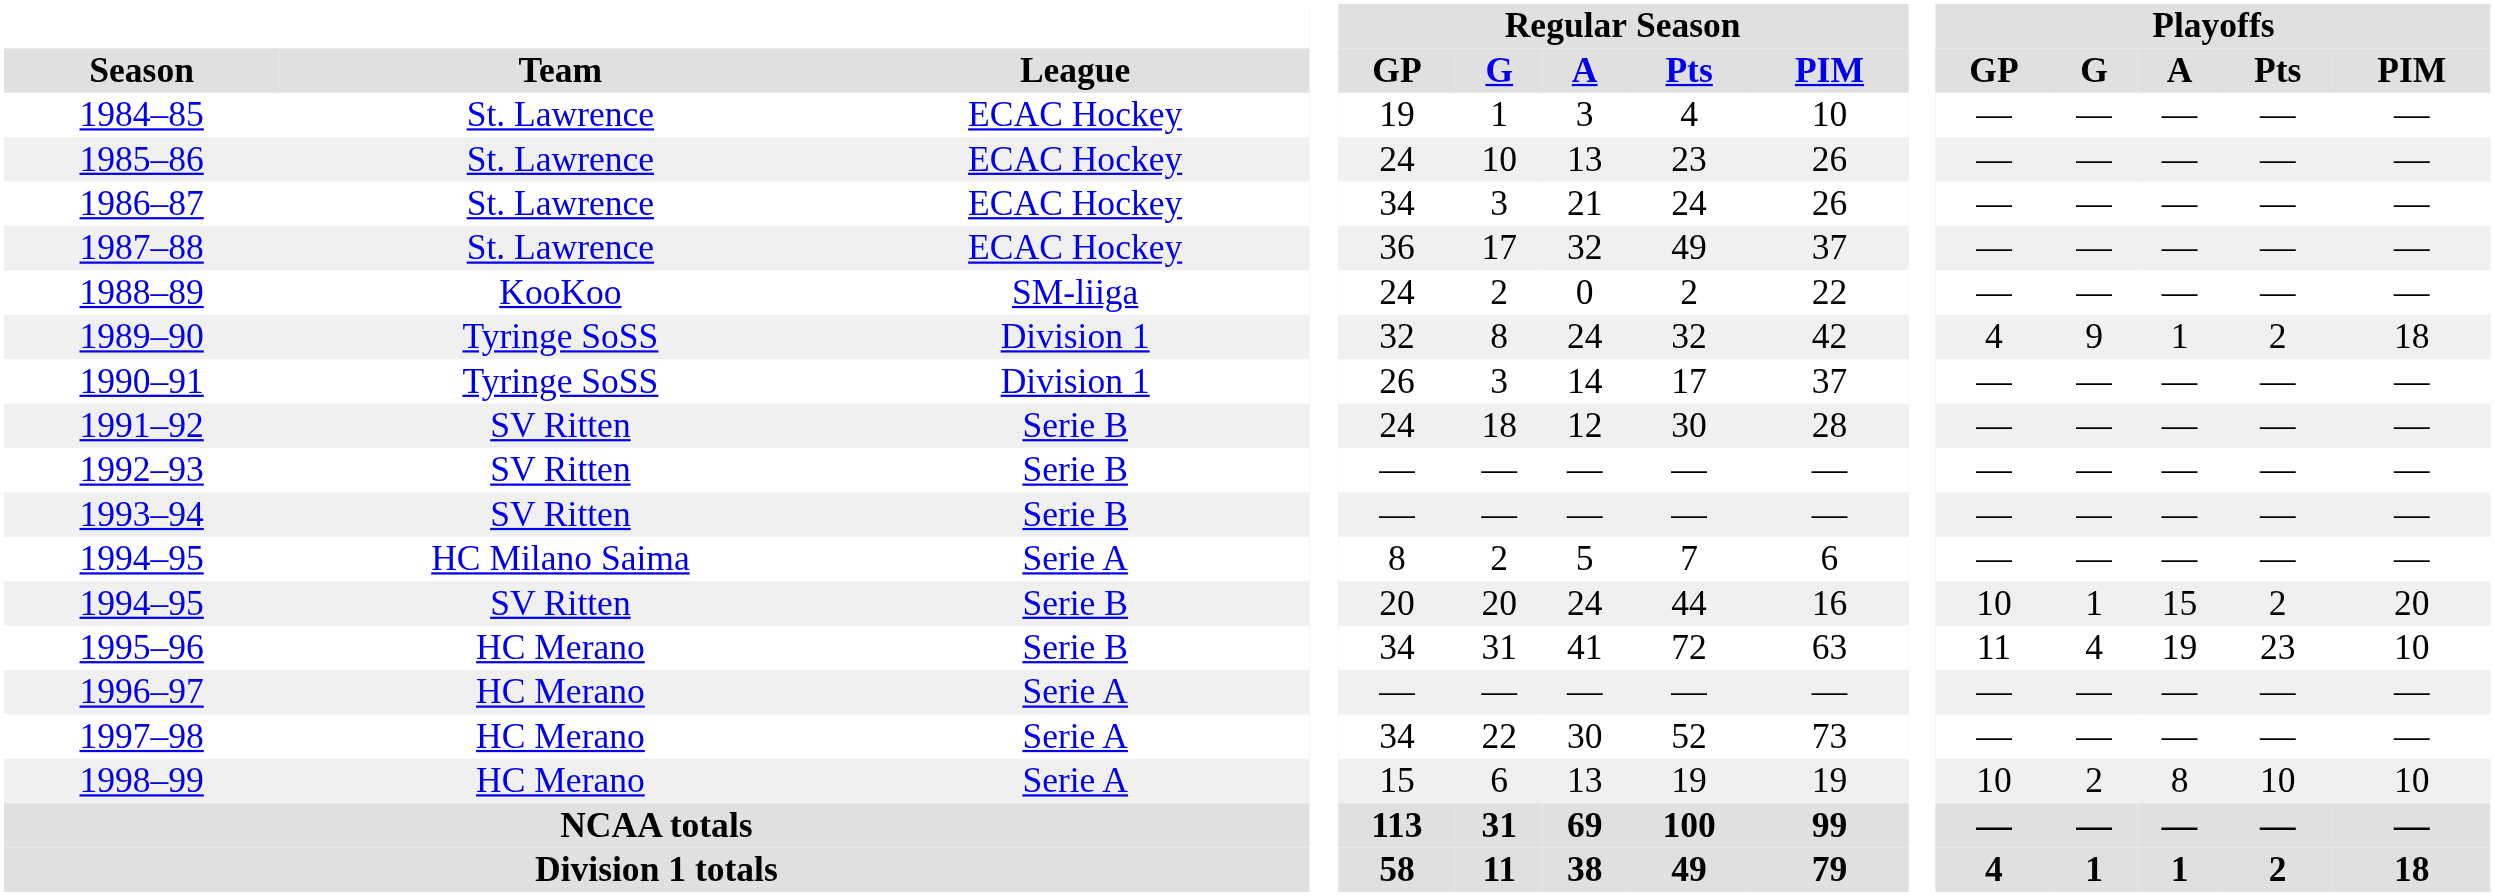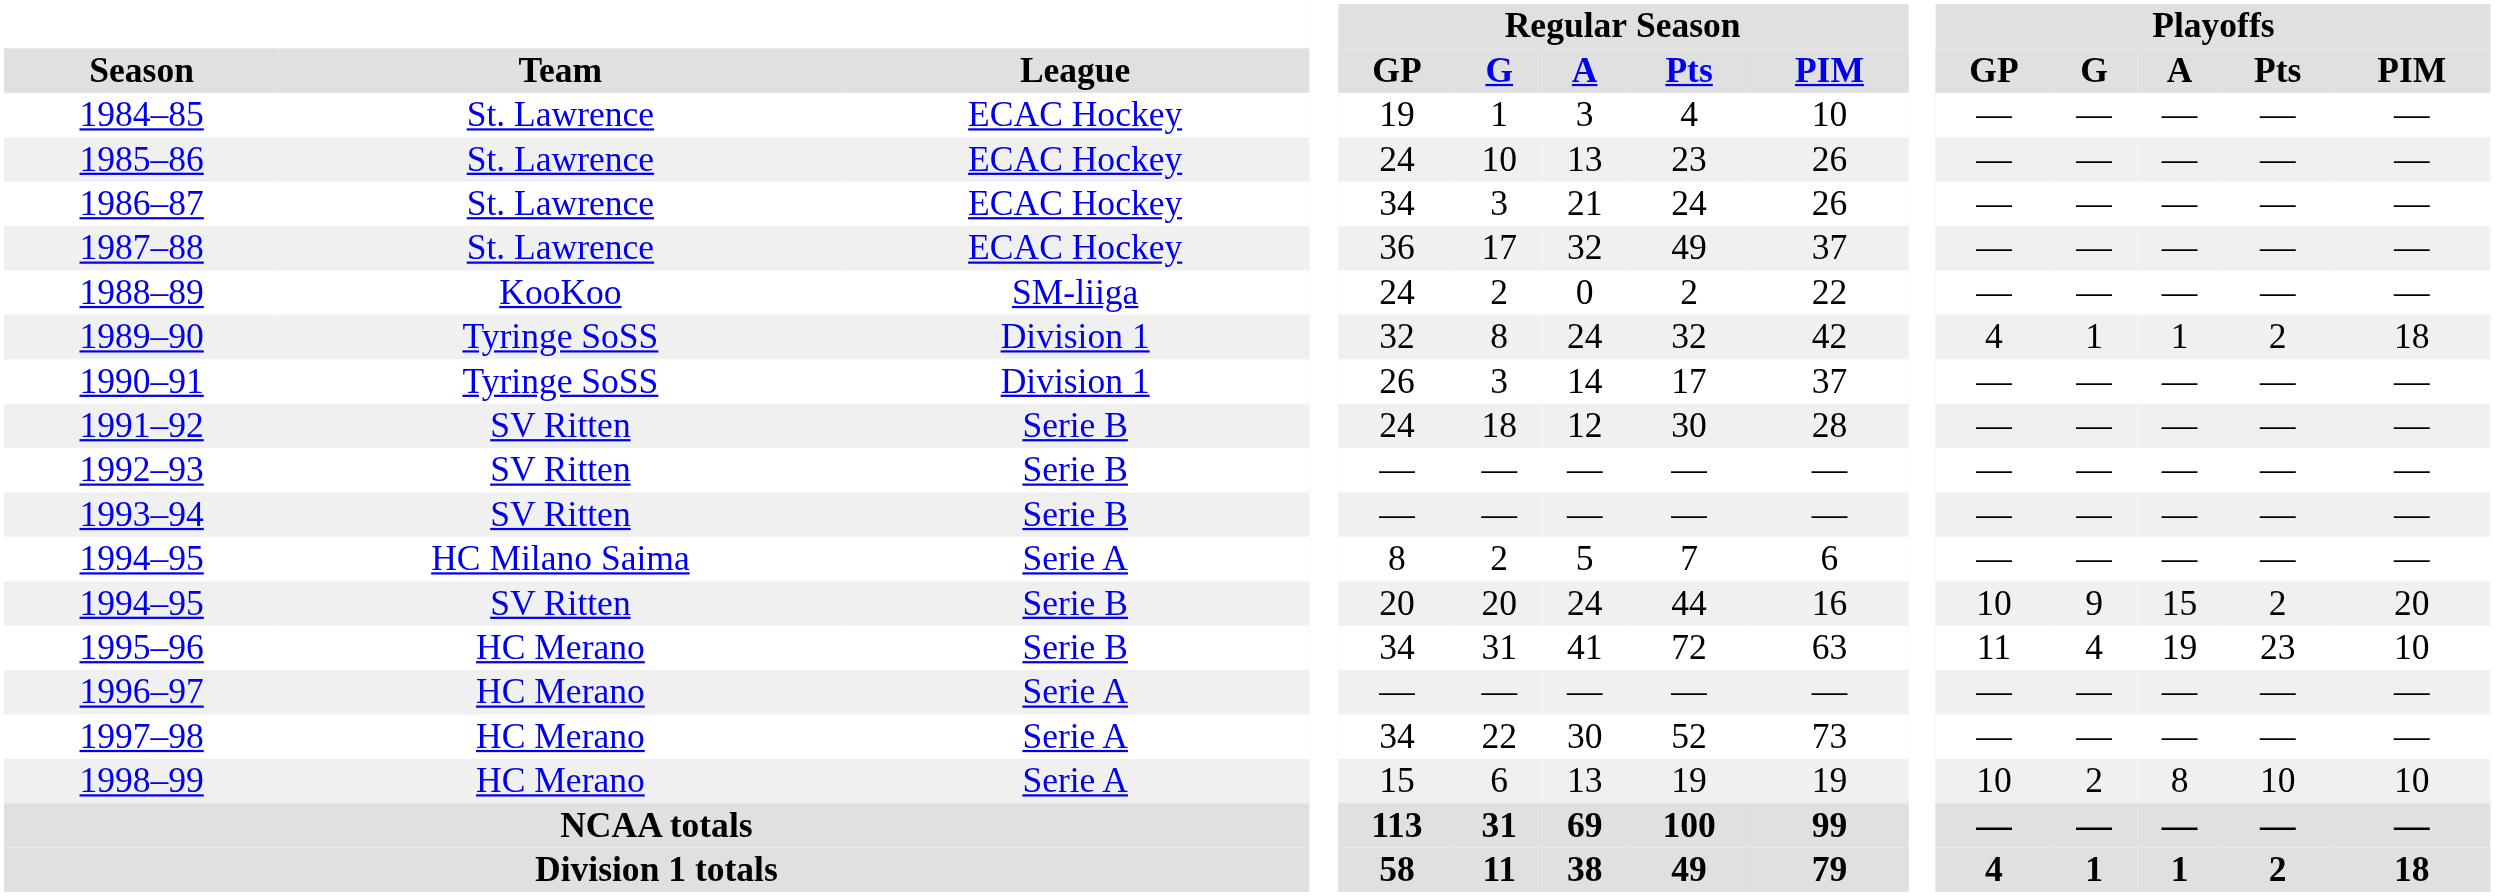(2094, 336) 9 -> (2094, 336) 1
(2094, 602) 1 -> (2094, 602) 9
